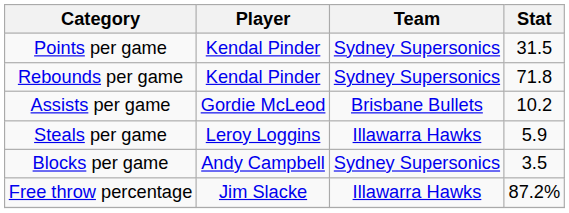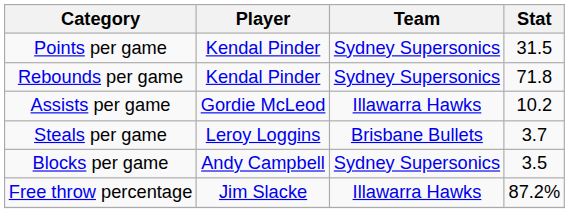(417, 105) Brisbane Bullets -> (417, 105) Illawarra Hawks
(417, 134) Illawarra Hawks -> (417, 134) Brisbane Bullets
(534, 134) 5.9 -> (534, 134) 3.7
